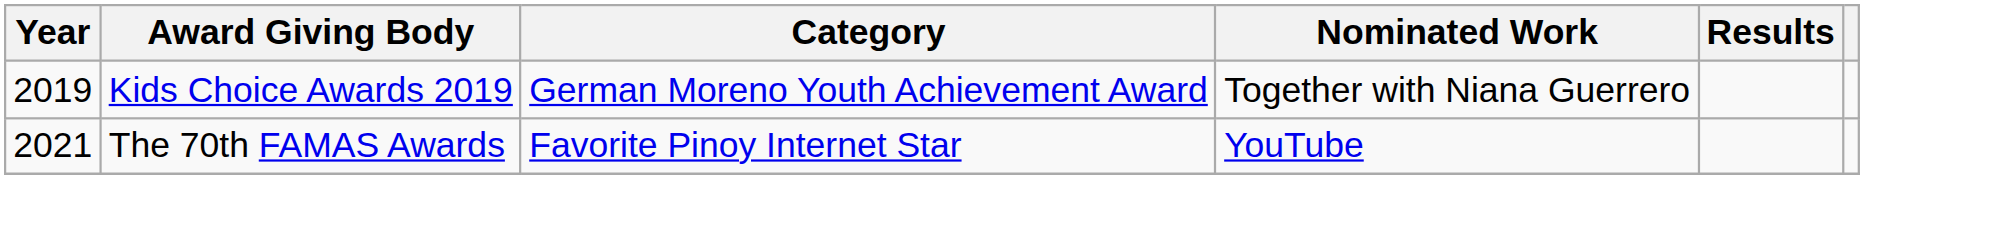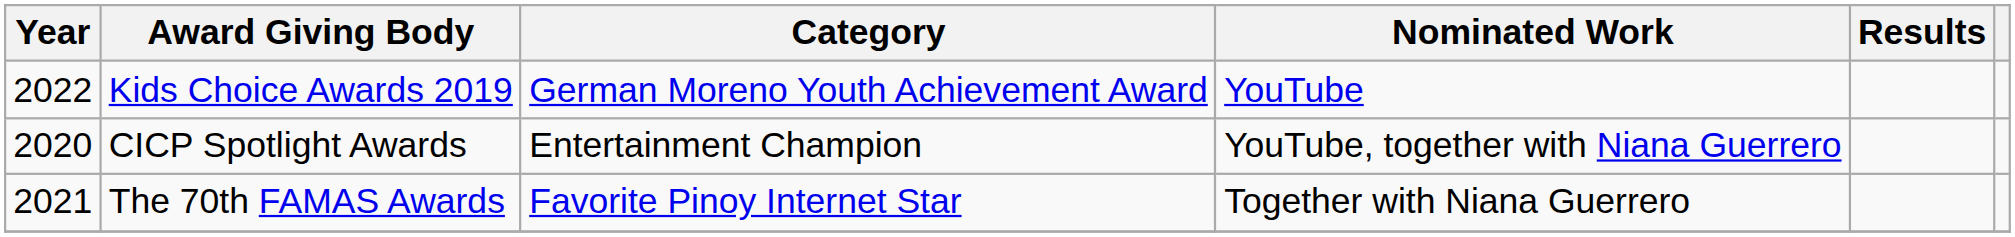(53, 88) 2019 -> (53, 88) 2022
(1457, 88) Together with Niana Guerrero -> (1294, 88) YouTube
+ row: (288, 145)
(1294, 145) YouTube -> (1457, 201) Together with Niana Guerrero
